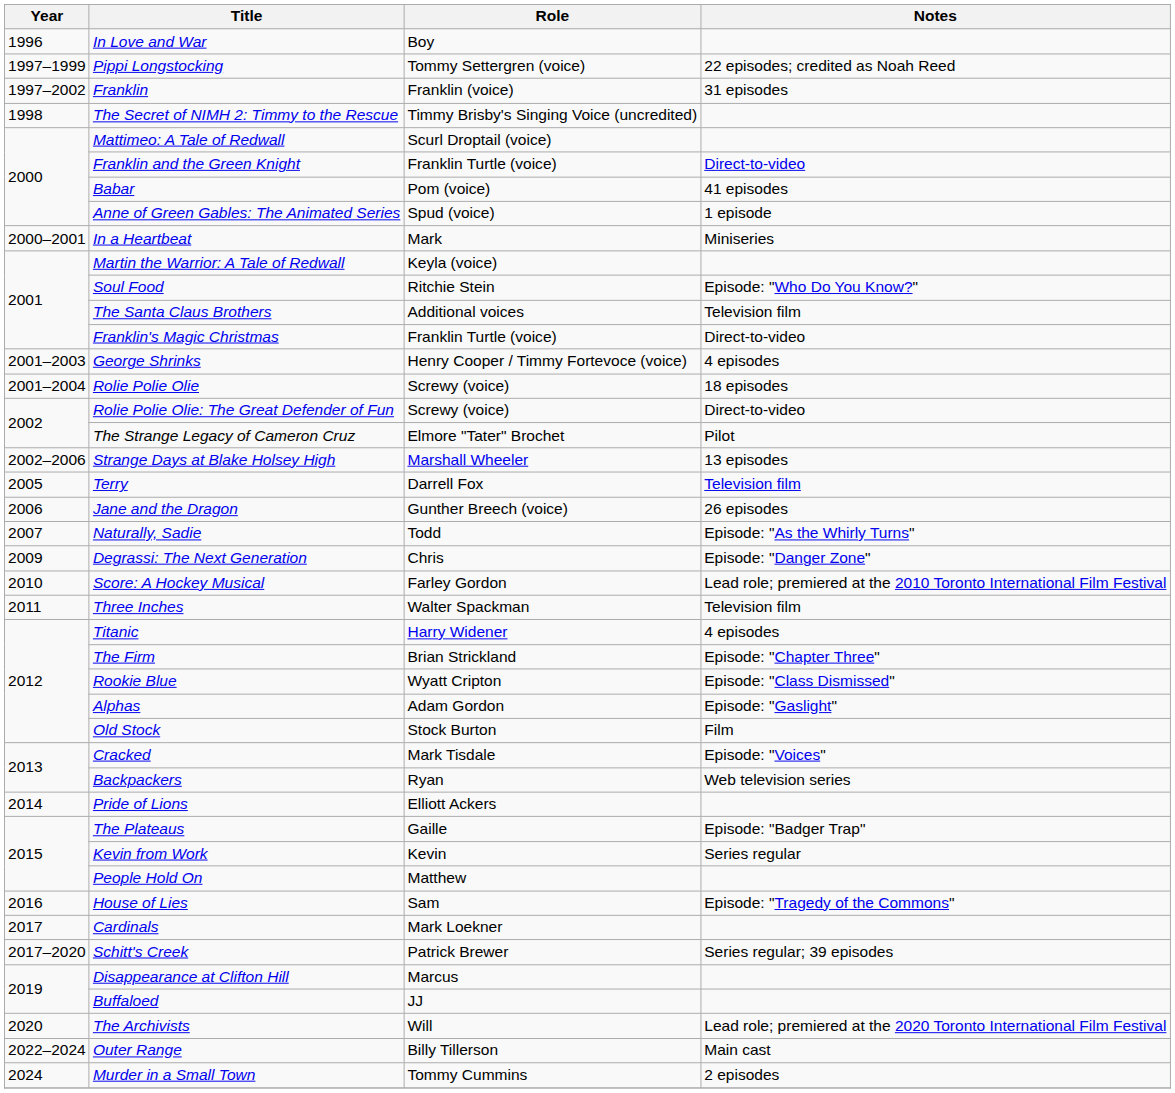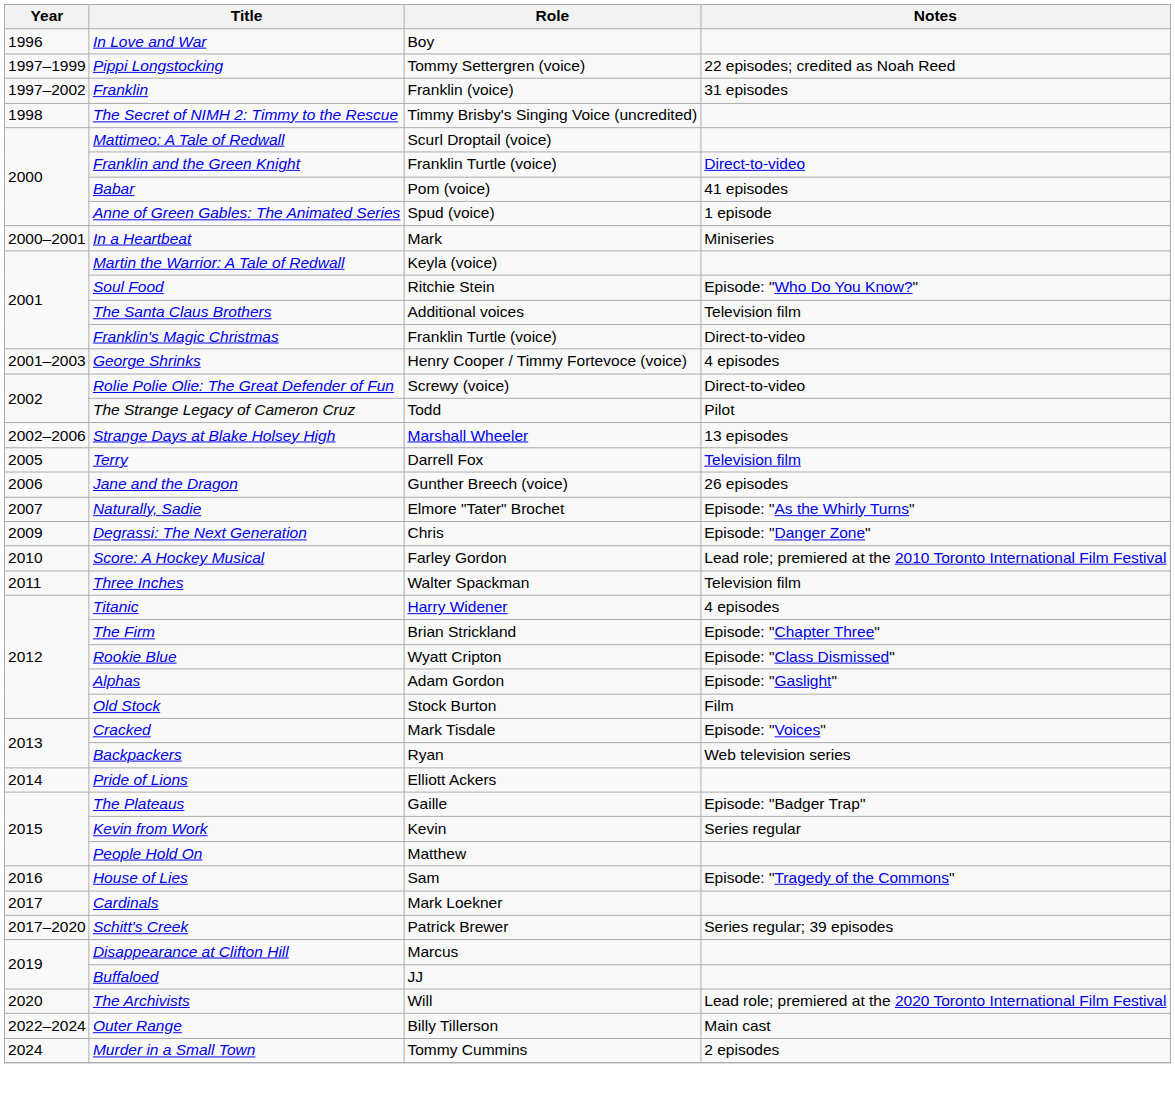- row: (146, 386)
(486, 435) Elmore "Tater" Brochet -> (424, 410) Todd
(424, 533) Todd -> (486, 509) Elmore "Tater" Brochet
